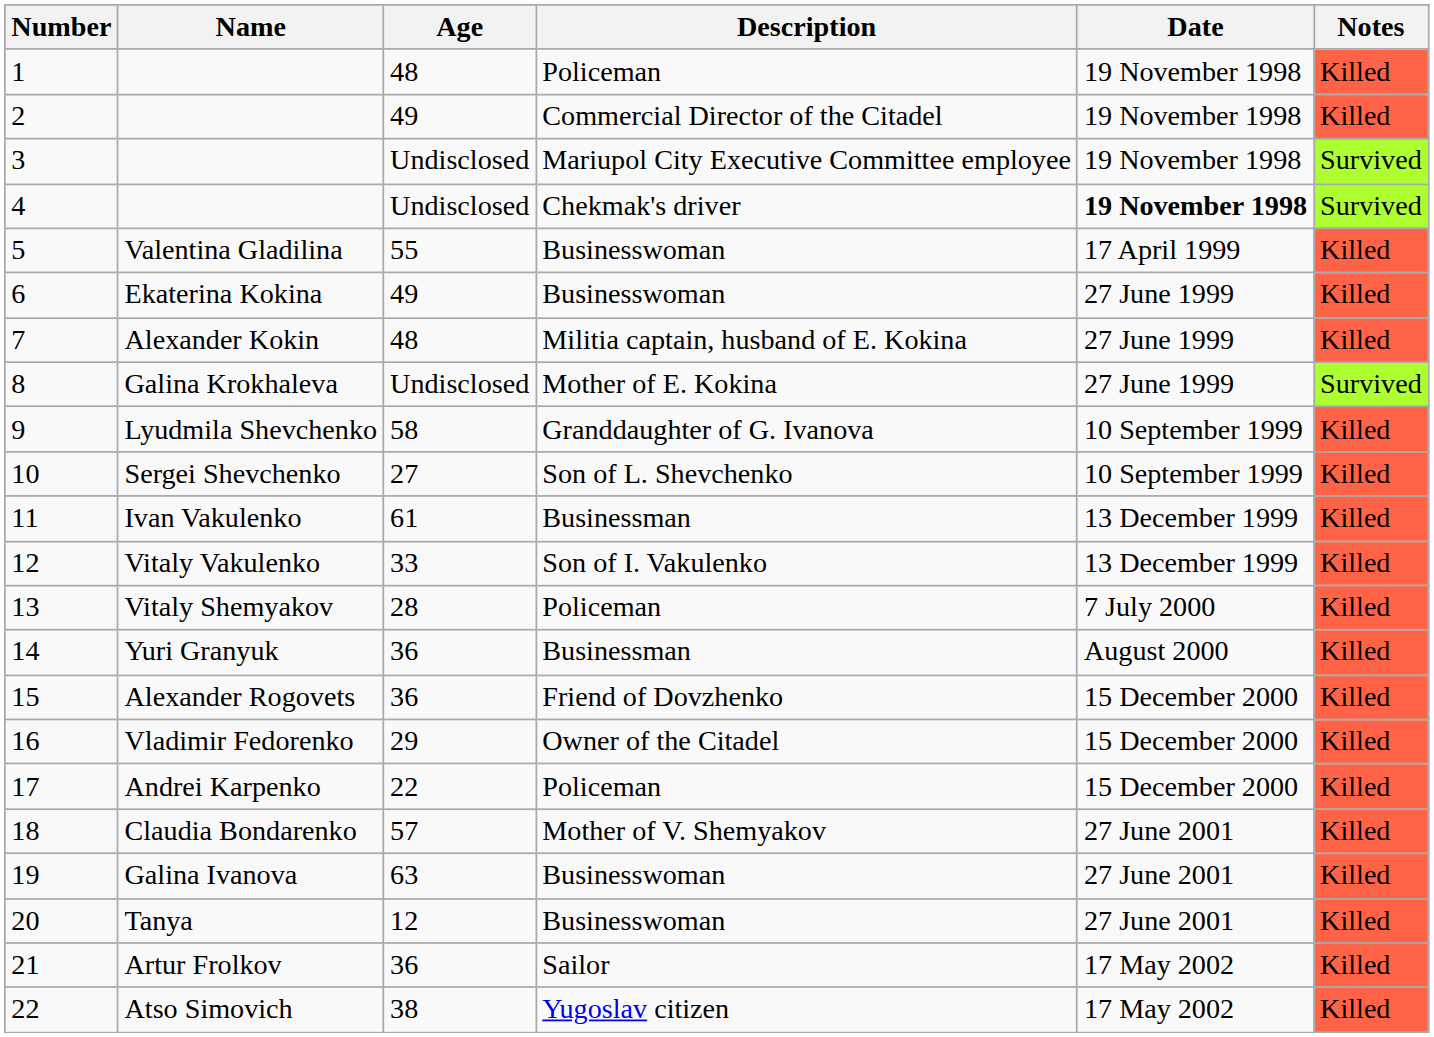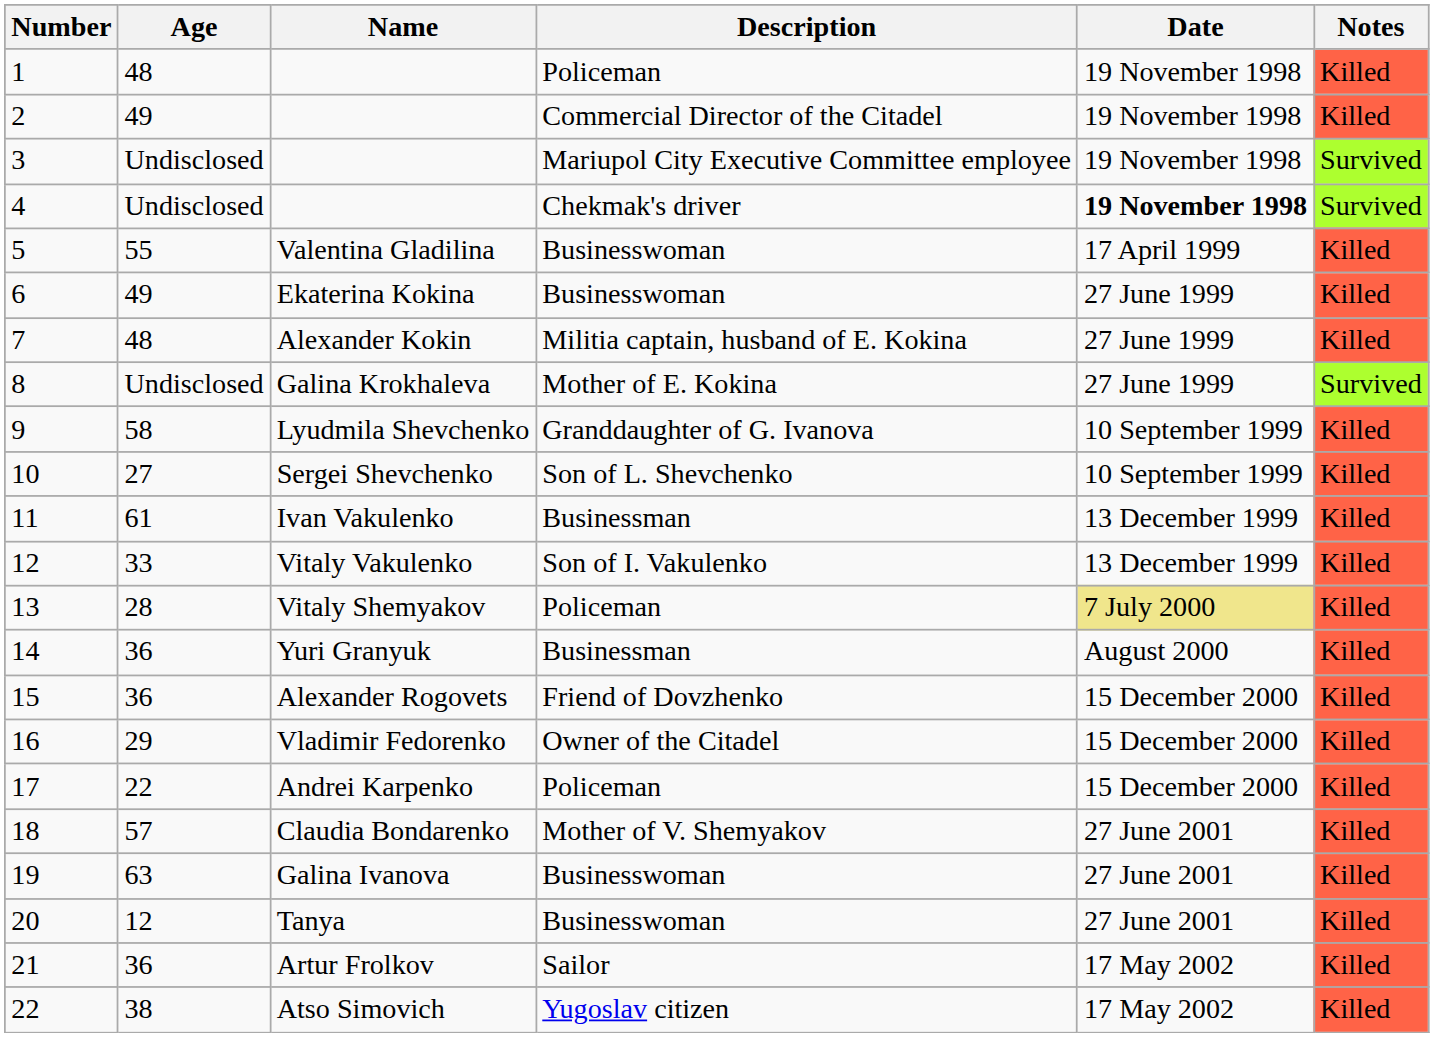columns swapped: (251, 26) <-> (460, 26)
(1150, 607) no background -> (1150, 607) khaki background
